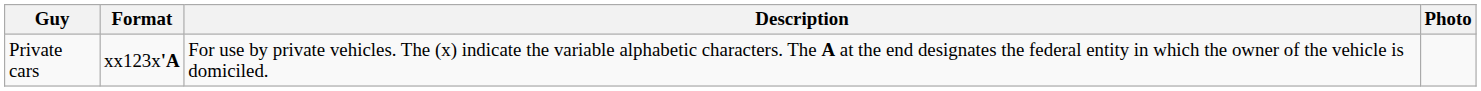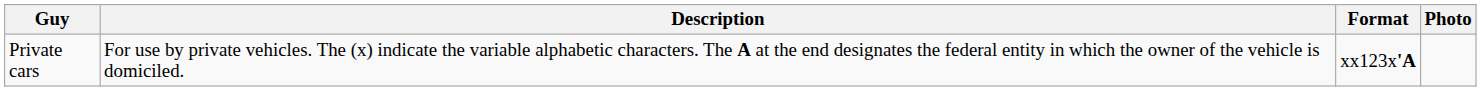columns swapped: (142, 19) <-> (802, 19)
